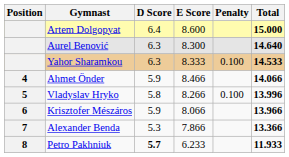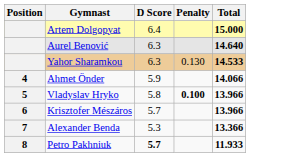- column: (193, 12)
(232, 62) 0.100 -> (193, 62) 0.130
(232, 95) normal -> (193, 95) bold
(268, 95) 13.996 -> (229, 95) 13.966
(154, 111) 5.9 -> (154, 111) 5.7
